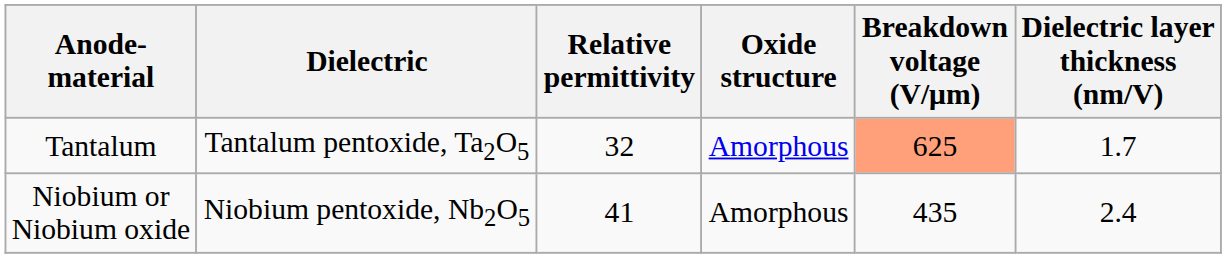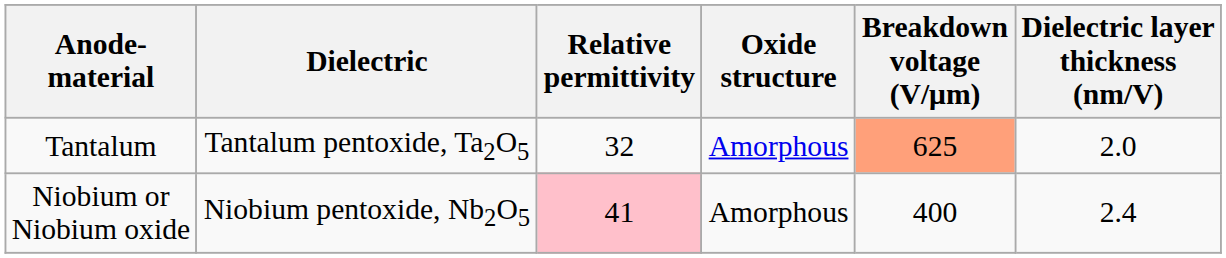(1118, 145) 1.7 -> (1118, 145) 2.0
(619, 212) no background -> (619, 212) pink background
(935, 212) 435 -> (935, 212) 400
